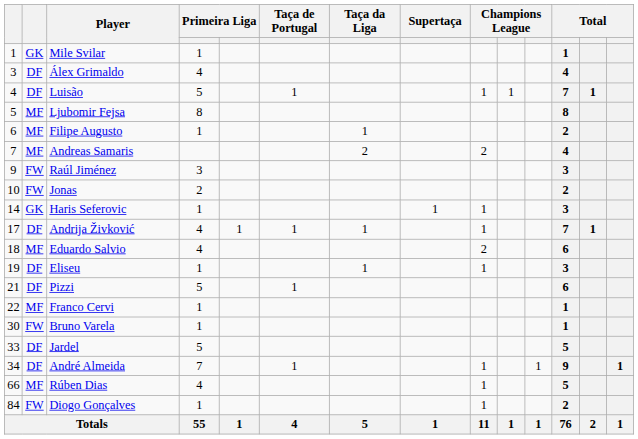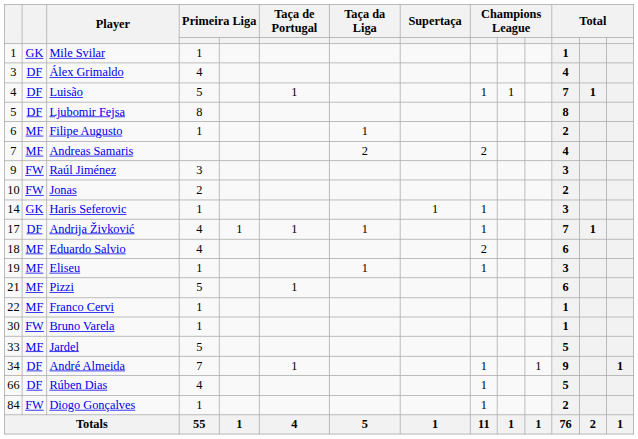(34, 111) MF -> (34, 111) DF
(34, 268) DF -> (34, 268) MF
(34, 287) DF -> (34, 287) MF
(34, 346) DF -> (34, 346) MF
(34, 385) MF -> (34, 385) DF
